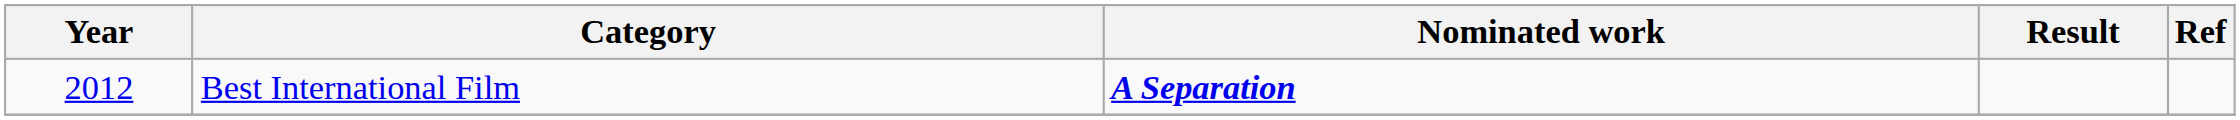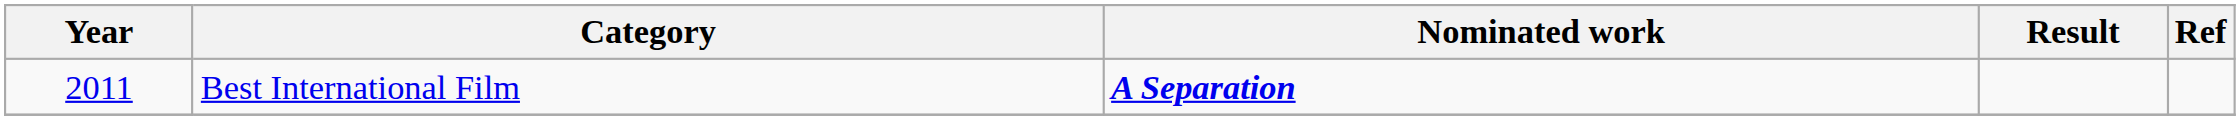(99, 86) 2012 -> (99, 86) 2011
